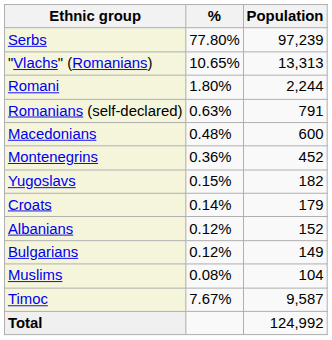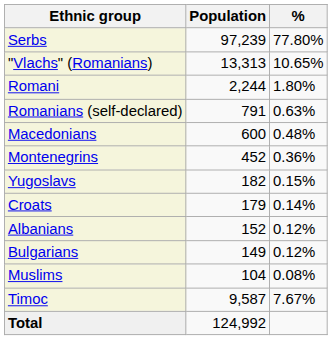columns swapped: (285, 16) <-> (214, 16)
